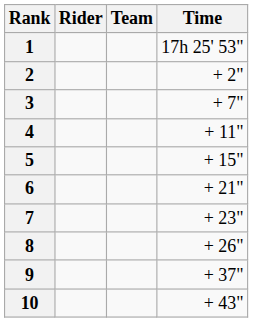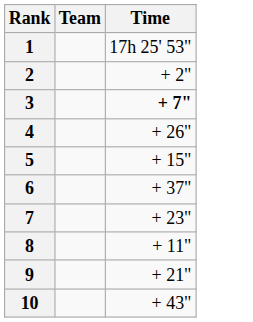- column: (81, 18)
(228, 103) normal -> (175, 103) bold
(224, 132) + 11" -> (172, 132) + 26"
(224, 189) + 21" -> (172, 189) + 37"
(224, 246) + 26" -> (172, 246) + 11"
(224, 274) + 37" -> (172, 274) + 21"
